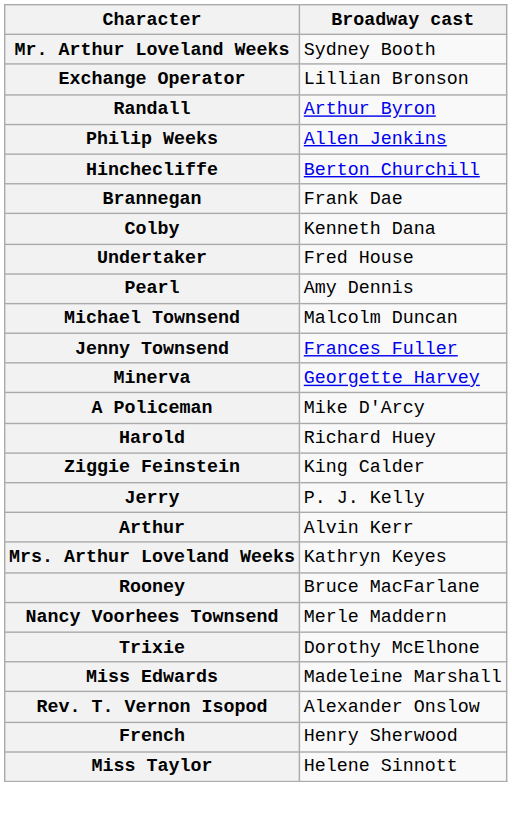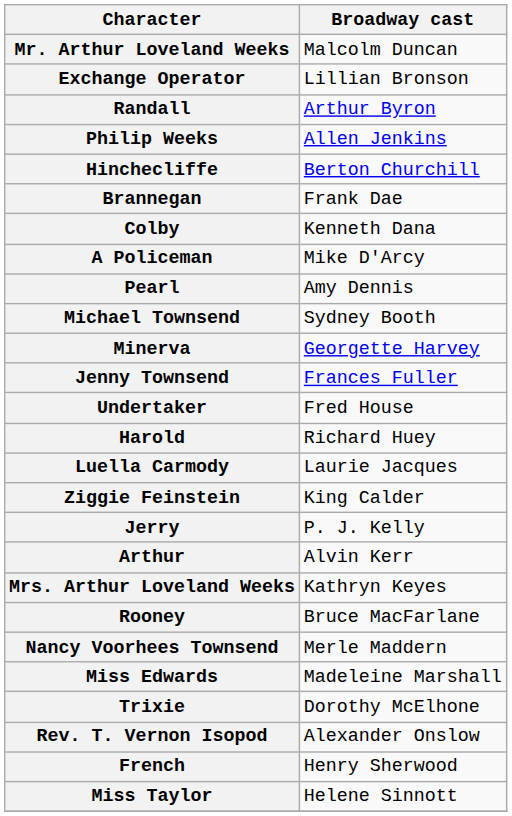(370, 50) Sydney Booth -> (381, 50) Malcolm Duncan
rows swapped: (152, 408) <-> (152, 259)
(381, 318) Malcolm Duncan -> (370, 318) Sydney Booth
rows swapped: (152, 348) <-> (152, 378)
+ row: (152, 468)
rows swapped: (152, 677) <-> (152, 647)
